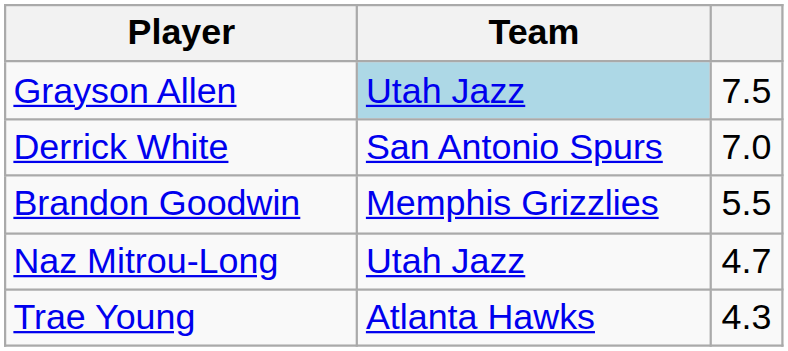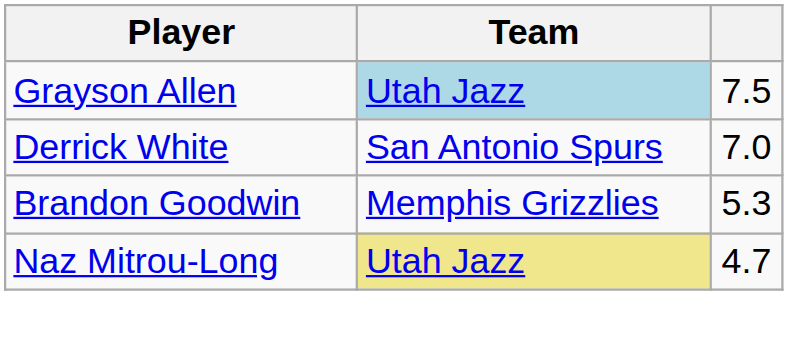(746, 203) 5.5 -> (746, 203) 5.3
(446, 260) no background -> (446, 260) khaki background
- row: (104, 317)
